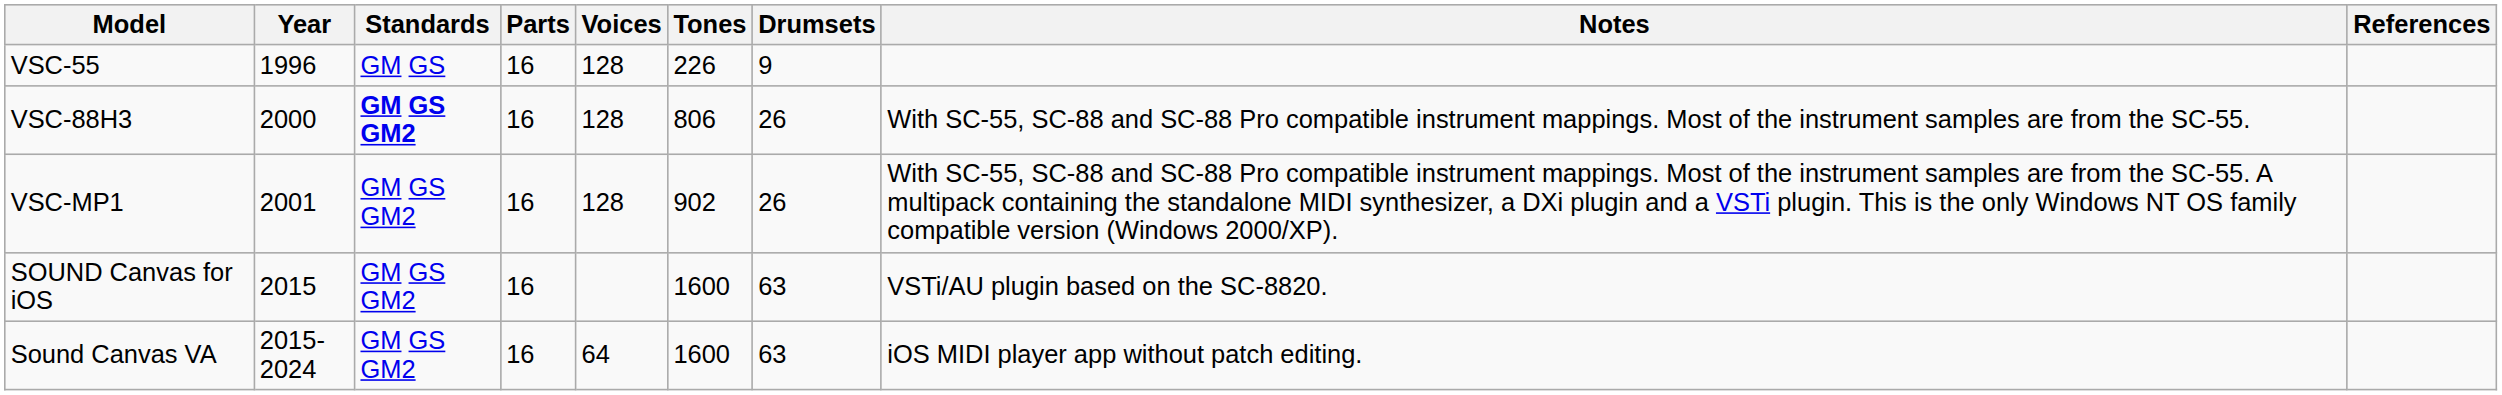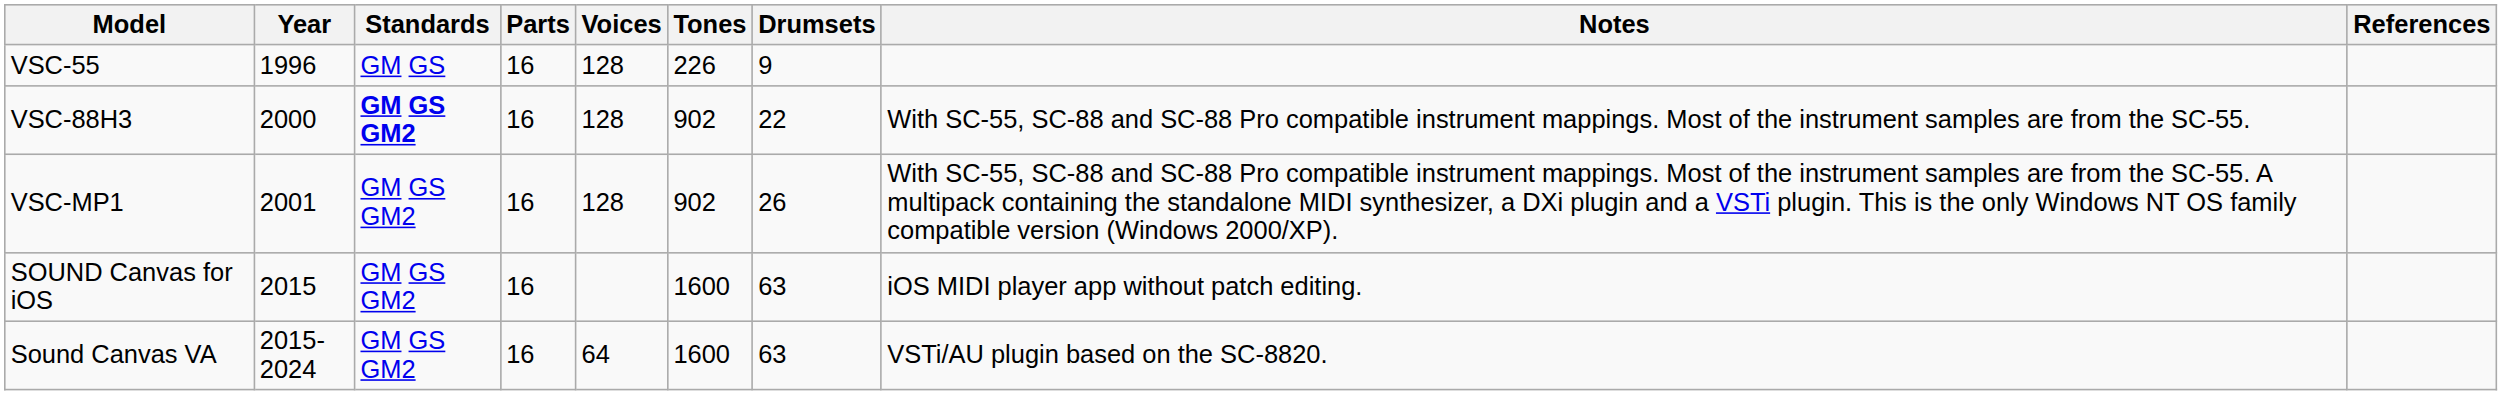(695, 119) 806 -> (695, 119) 902
(772, 119) 26 -> (772, 119) 22
(1107, 286) VSTi/AU plugin based on the SC-8820. -> (1125, 286) iOS MIDI player app without patch editing.
(1125, 355) iOS MIDI player app without patch editing. -> (1107, 355) VSTi/AU plugin based on the SC-8820.
